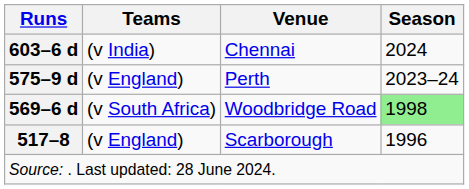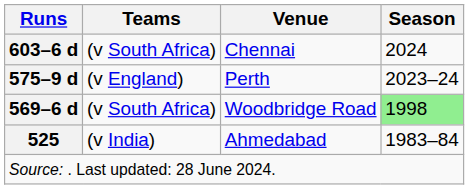(121, 49) (v India) -> (151, 49) (v South Africa)
+ row: (276, 139)
- row: (279, 139)
